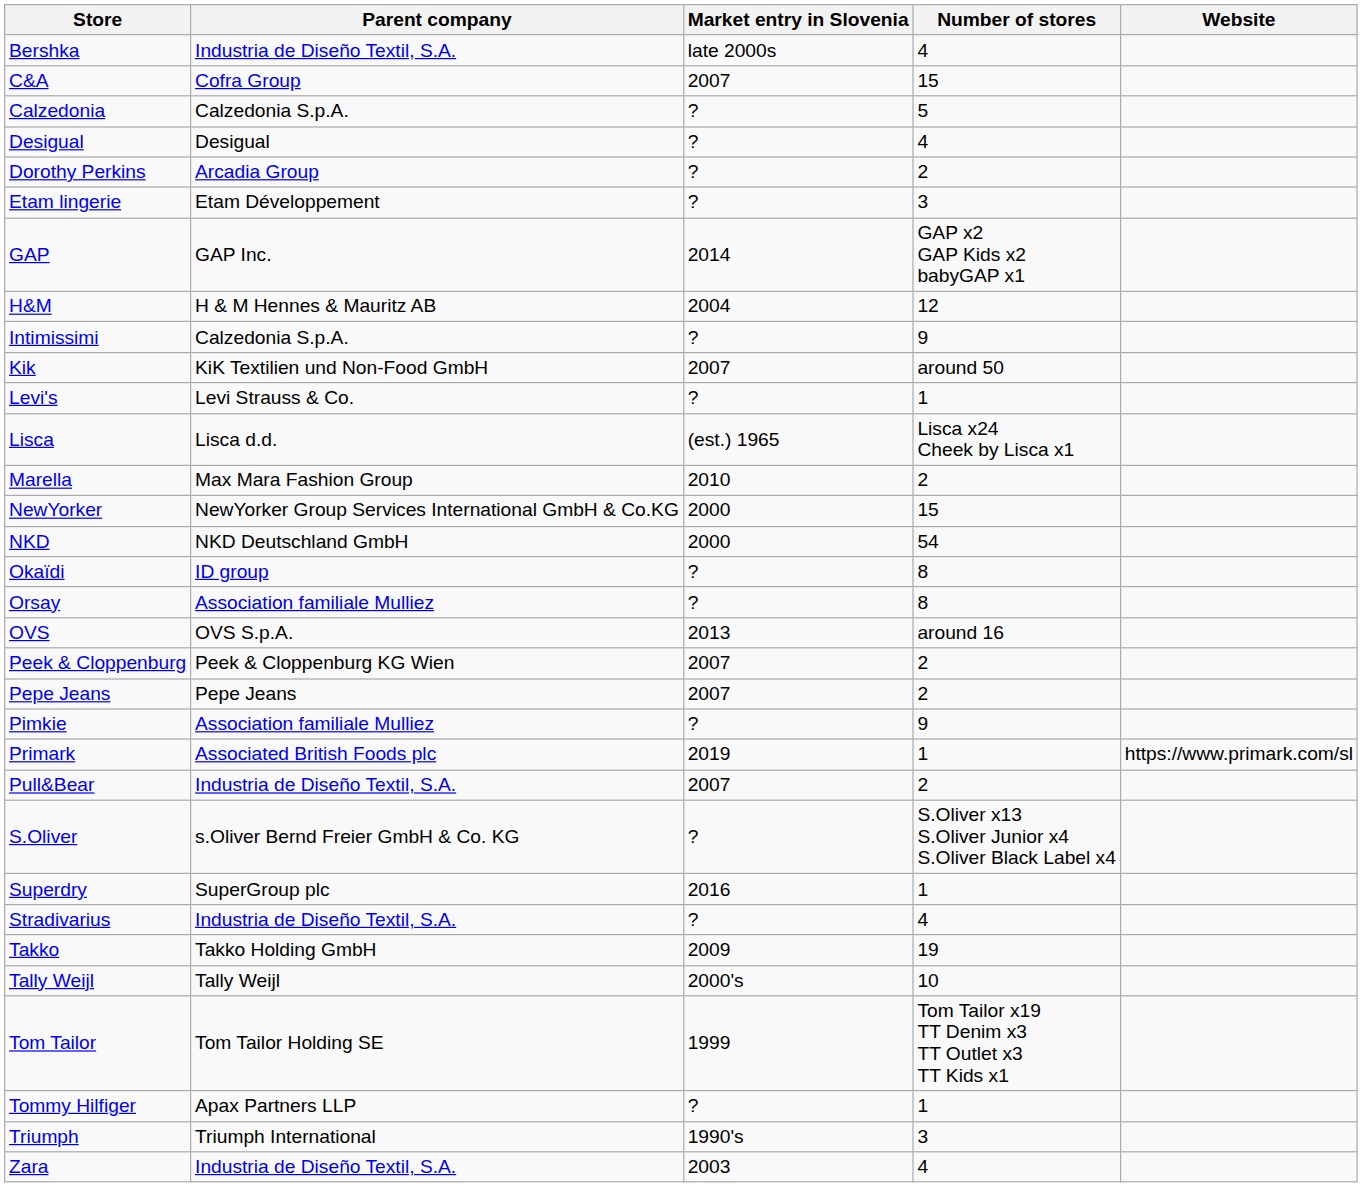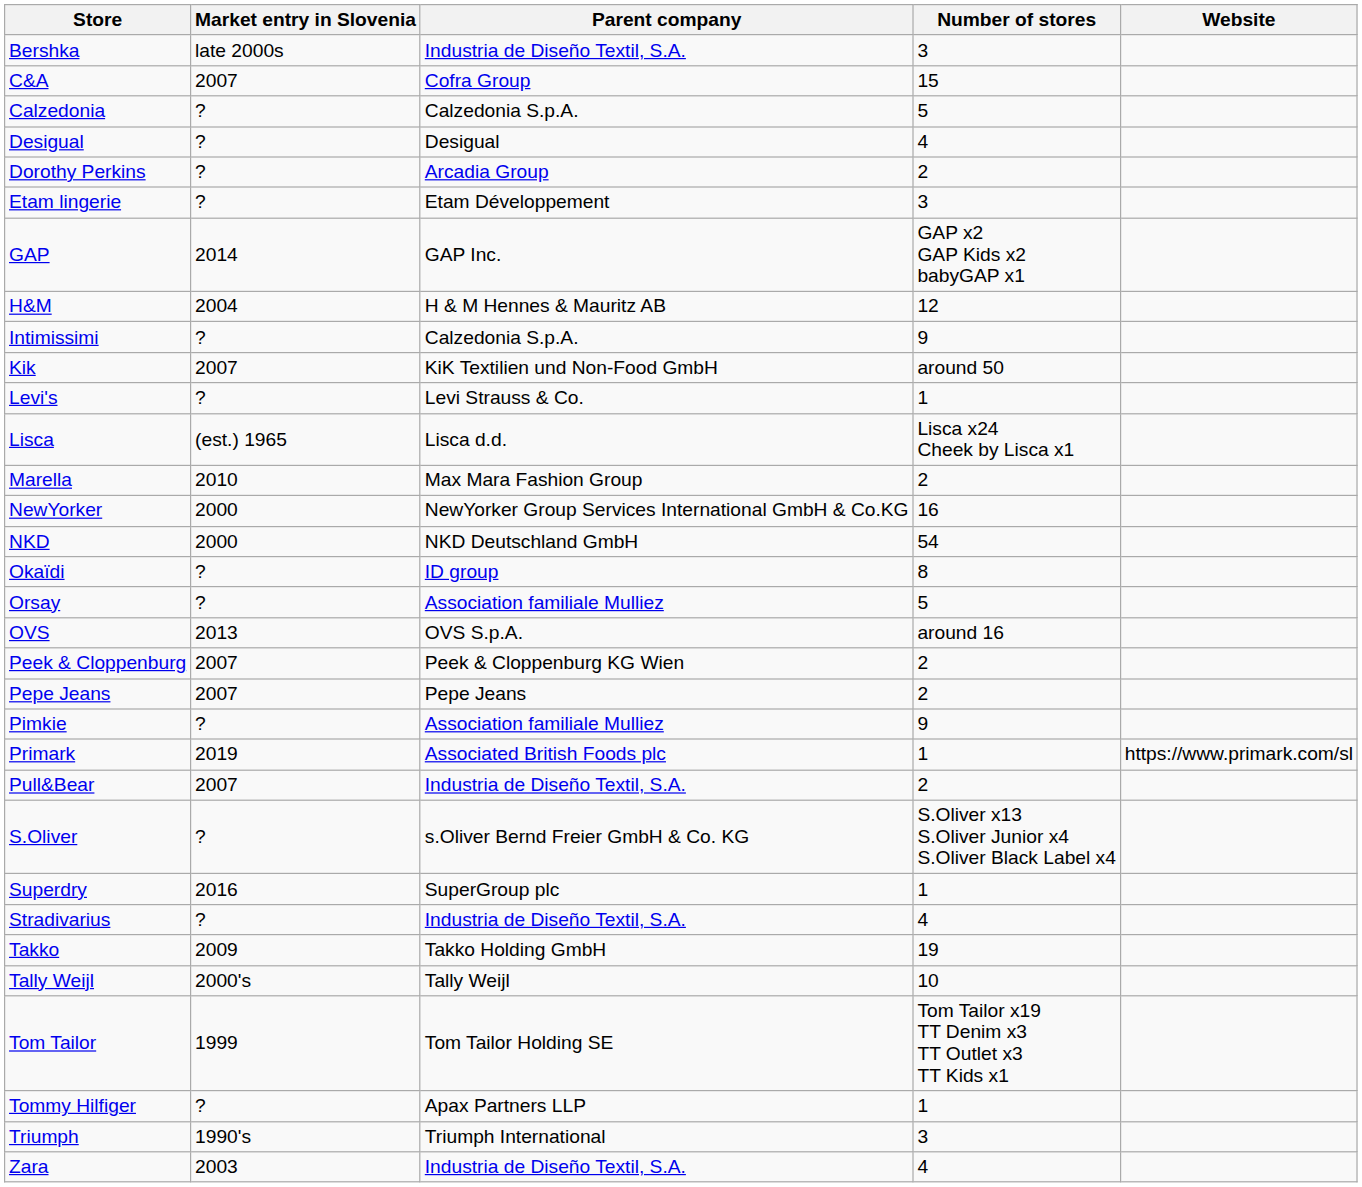columns swapped: (798, 19) <-> (437, 19)
(923, 50) 4 -> (923, 50) 3
(928, 510) 15 -> (928, 510) 16
(923, 602) 8 -> (923, 602) 5
